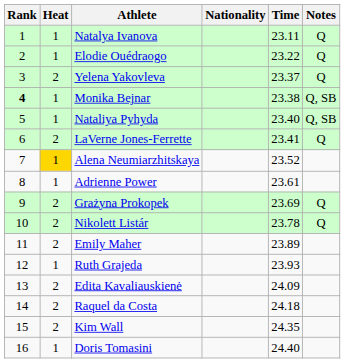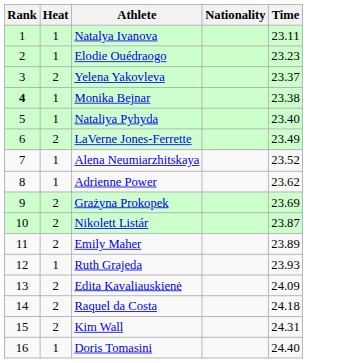- column: (321, 15)
(286, 56) 23.22 -> (286, 56) 23.23
(286, 139) 23.41 -> (286, 139) 23.49
(56, 160) gold background -> (56, 160) no background
(286, 181) 23.61 -> (286, 181) 23.62
(286, 223) 23.78 -> (286, 223) 23.87
(286, 327) 24.35 -> (286, 327) 24.31
